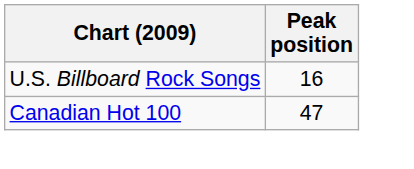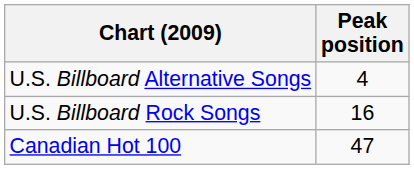+ row: (160, 79)
